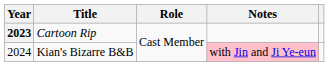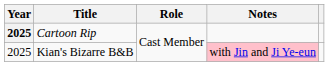(19, 33) 2023 -> (19, 33) 2025
(19, 52) 2024 -> (19, 52) 2025
